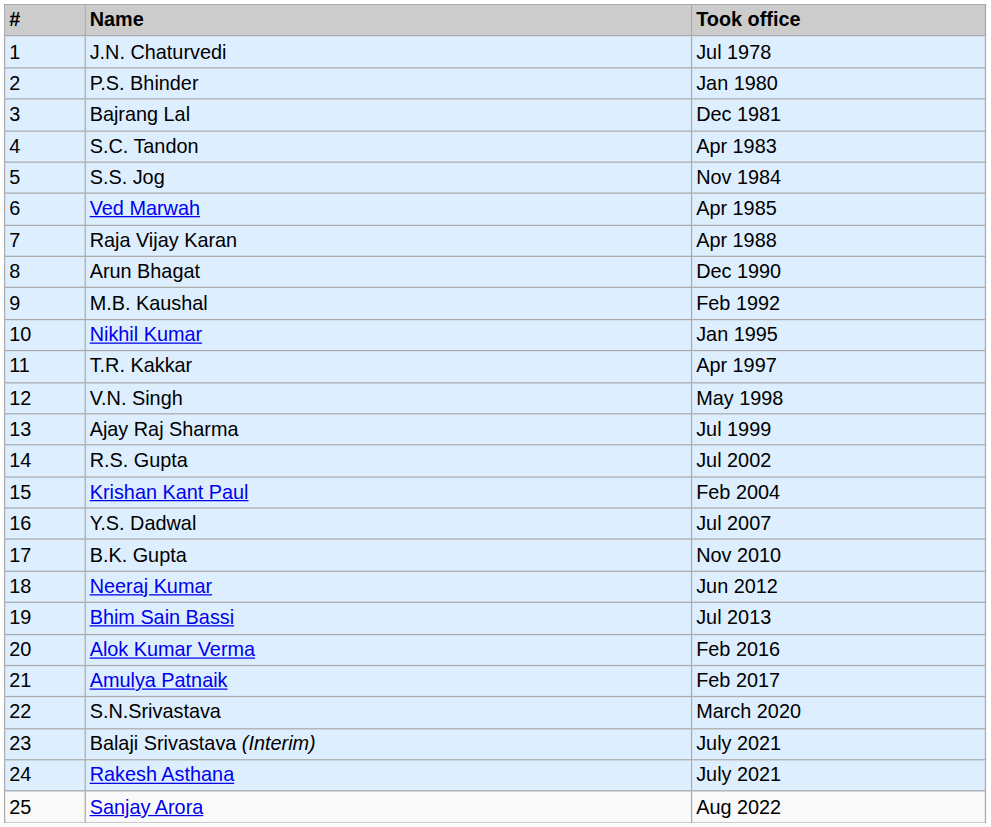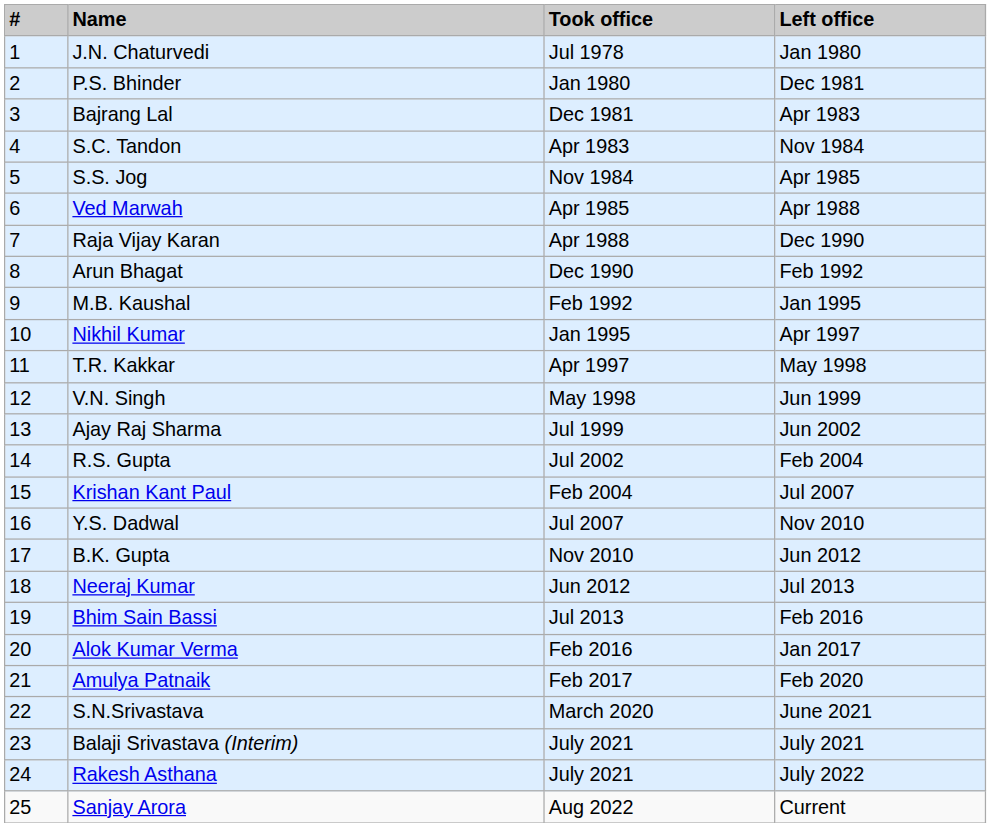+ column: (827, 20)
